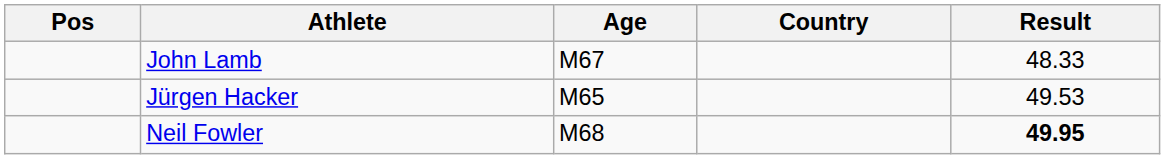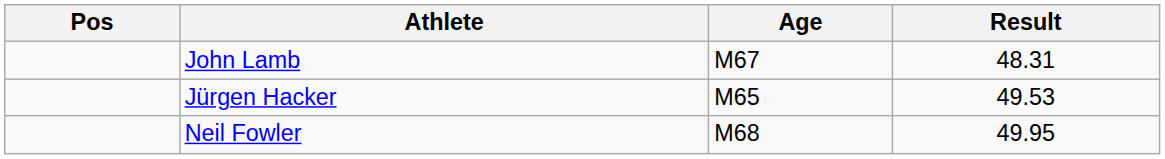- column: (824, 23)
(1055, 60) 48.33 -> (1026, 60) 48.31
(1055, 134) bold -> (1026, 134) normal
